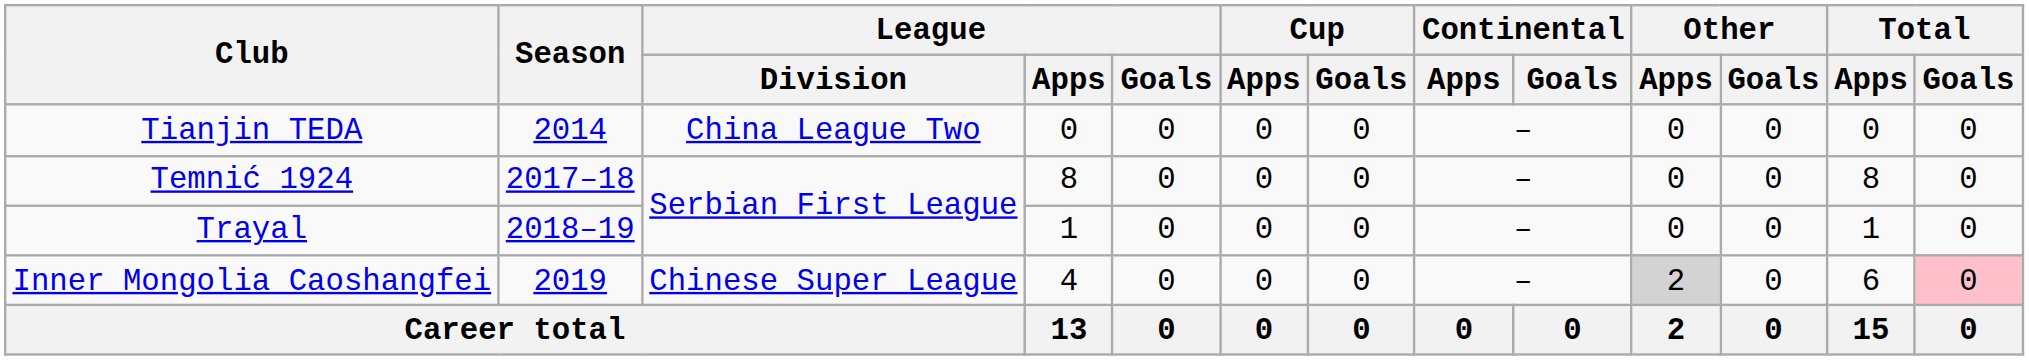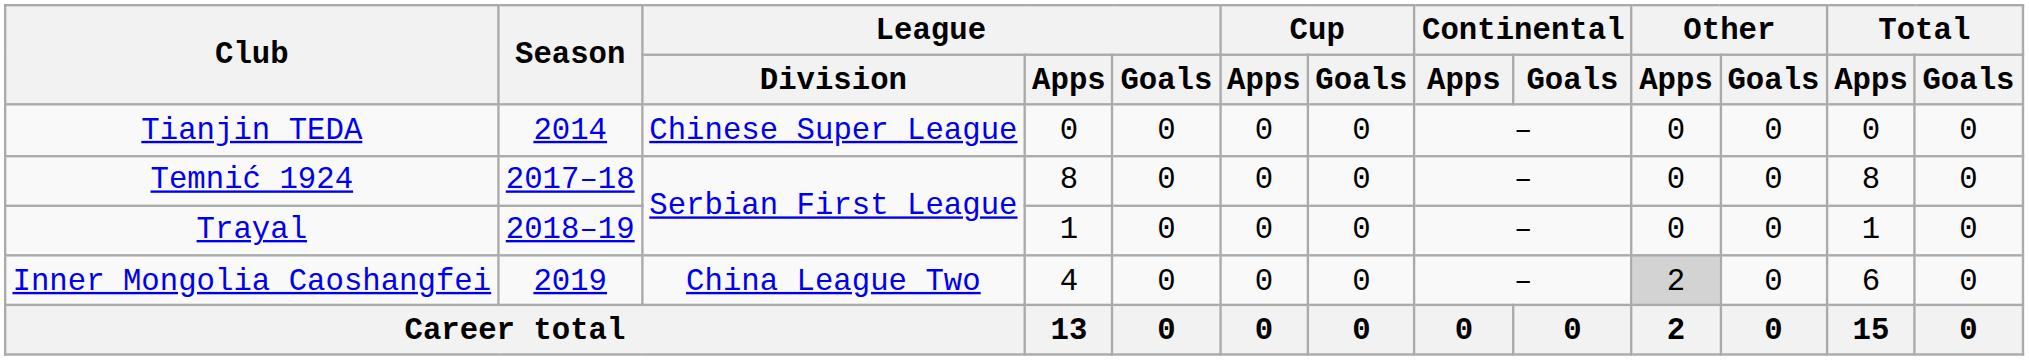(833, 130) China League Two -> (833, 130) Chinese Super League
(833, 280) Chinese Super League -> (833, 280) China League Two
(1968, 280) pink background -> (1968, 280) no background
